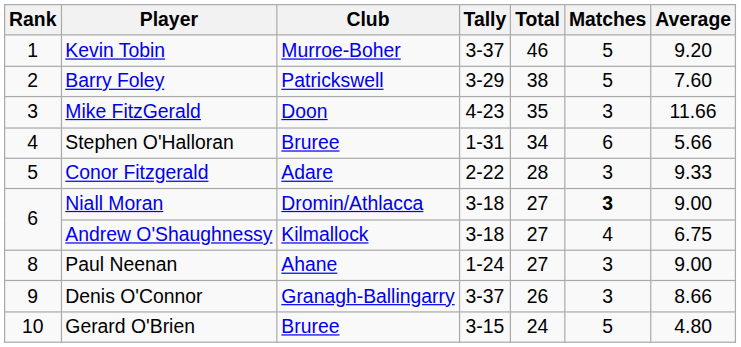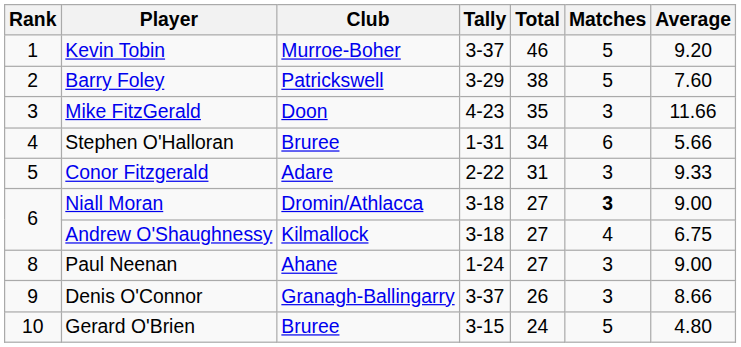(538, 173) 28 -> (538, 173) 31
